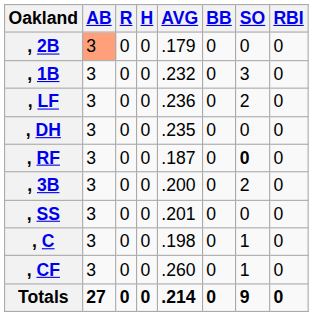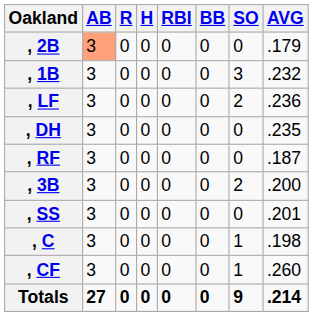columns swapped: (289, 18) <-> (180, 18)
(245, 158) bold -> (238, 158) normal
